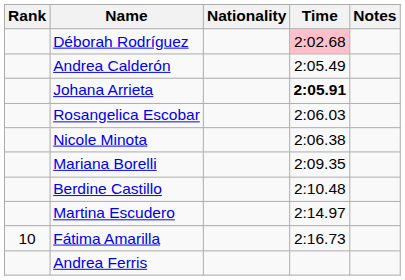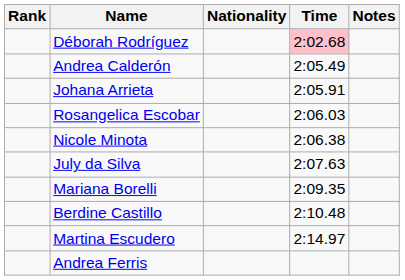(320, 90) bold -> (319, 90) normal
+ row: (97, 164)
- row: (107, 238)
